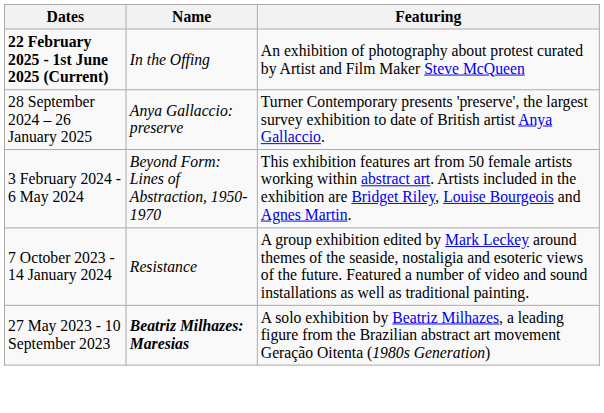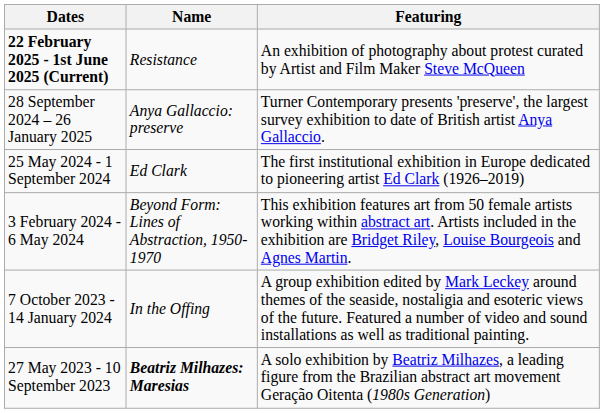(170, 59) In the Offing -> (163, 59) Resistance
+ row: (60, 170)
(163, 266) Resistance -> (170, 308) In the Offing
